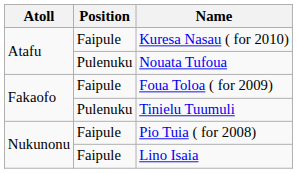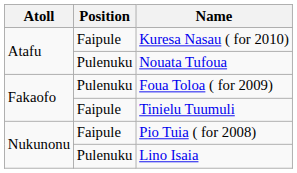(99, 86) Faipule -> (105, 86) Pulenuku
(105, 109) Pulenuku -> (99, 109) Faipule
(99, 156) Faipule -> (105, 156) Pulenuku
